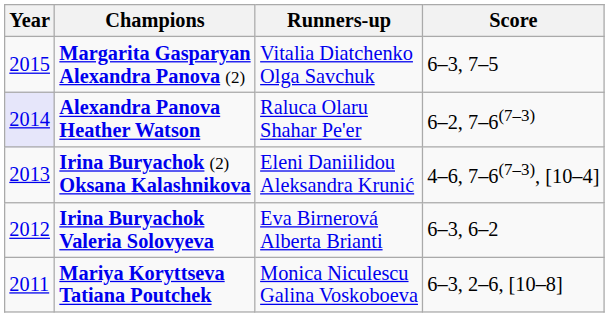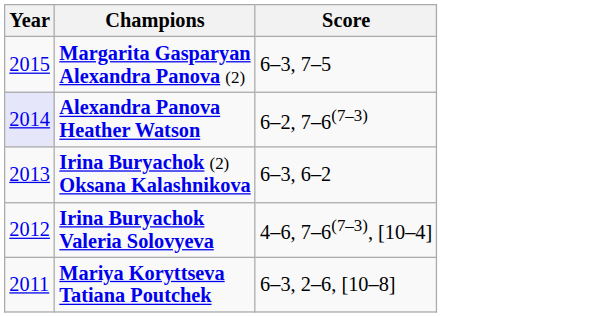- column: (339, 20)
(513, 174) 4–6, 7–6(7–3), [10–4] -> (296, 174) 6–3, 6–2
(463, 229) 6–3, 6–2 -> (346, 229) 4–6, 7–6(7–3), [10–4]
